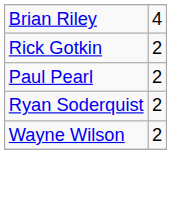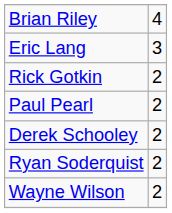+ row: (47, 47)
+ row: (73, 134)
